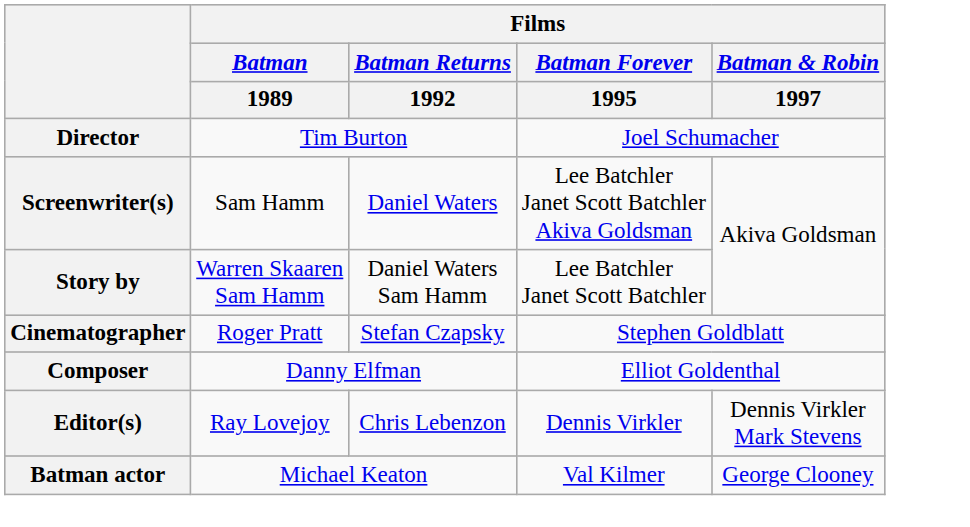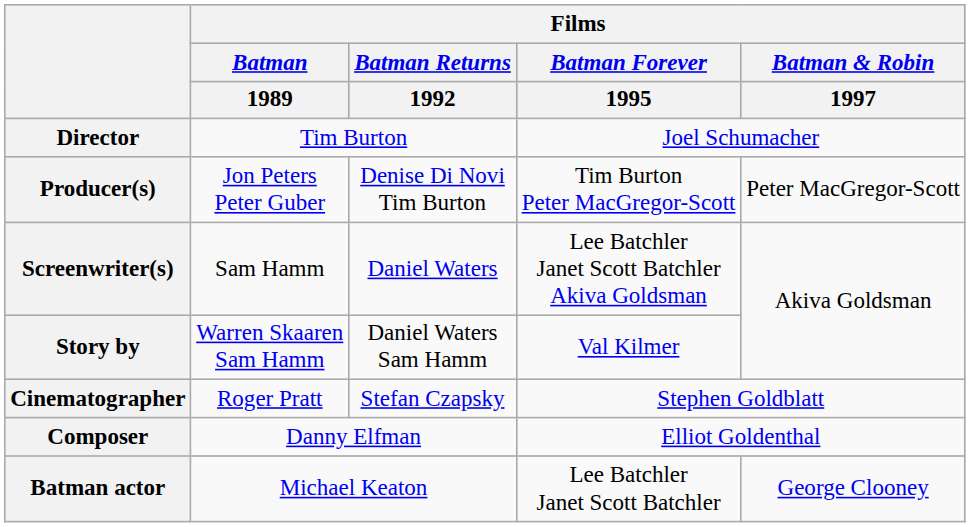+ row: (98, 189)
(614, 281) Lee Batchler Janet Scott Batchler -> (629, 347) Val Kilmer
- row: (98, 423)
(614, 474) Val Kilmer -> (629, 488) Lee Batchler Janet Scott Batchler
